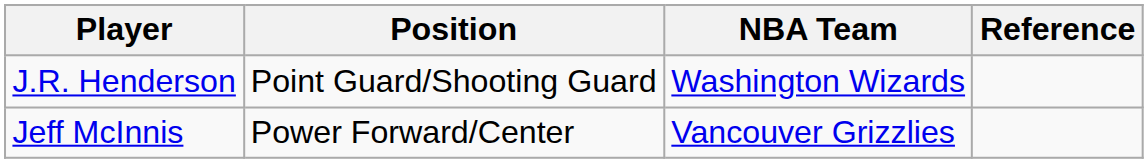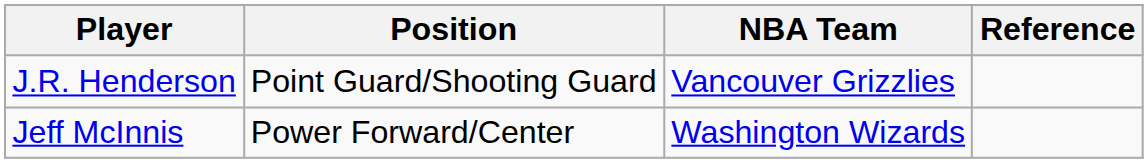(818, 81) Washington Wizards -> (813, 81) Vancouver Grizzlies
(813, 132) Vancouver Grizzlies -> (818, 132) Washington Wizards
